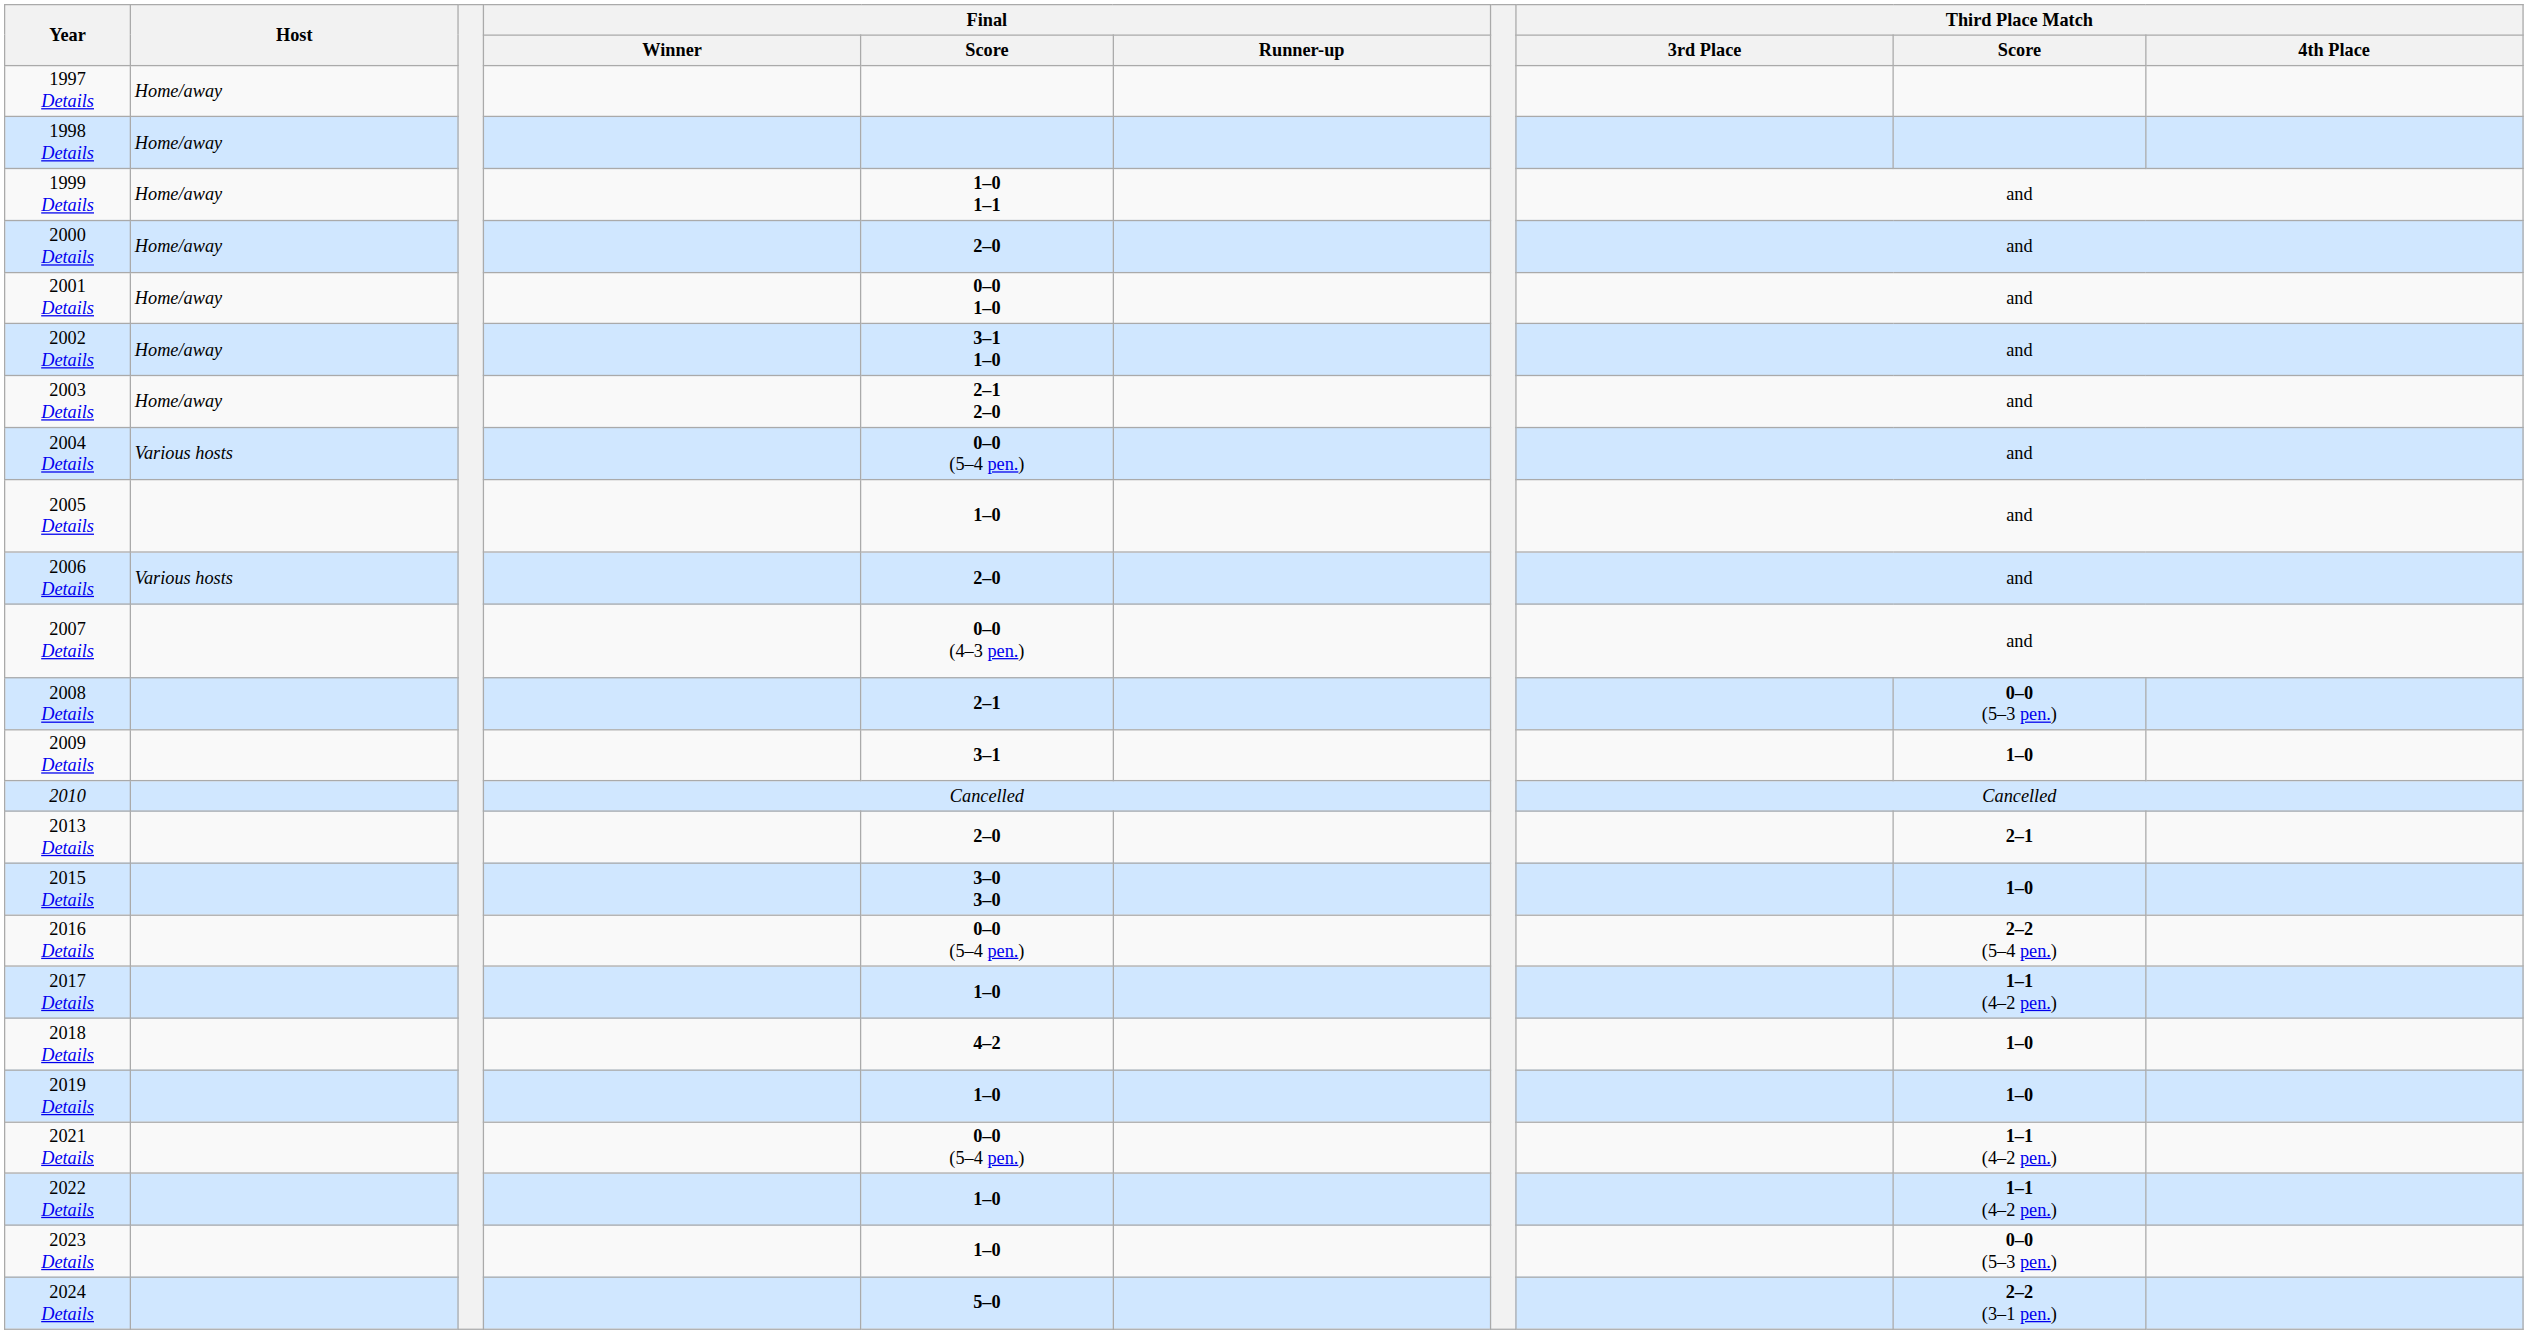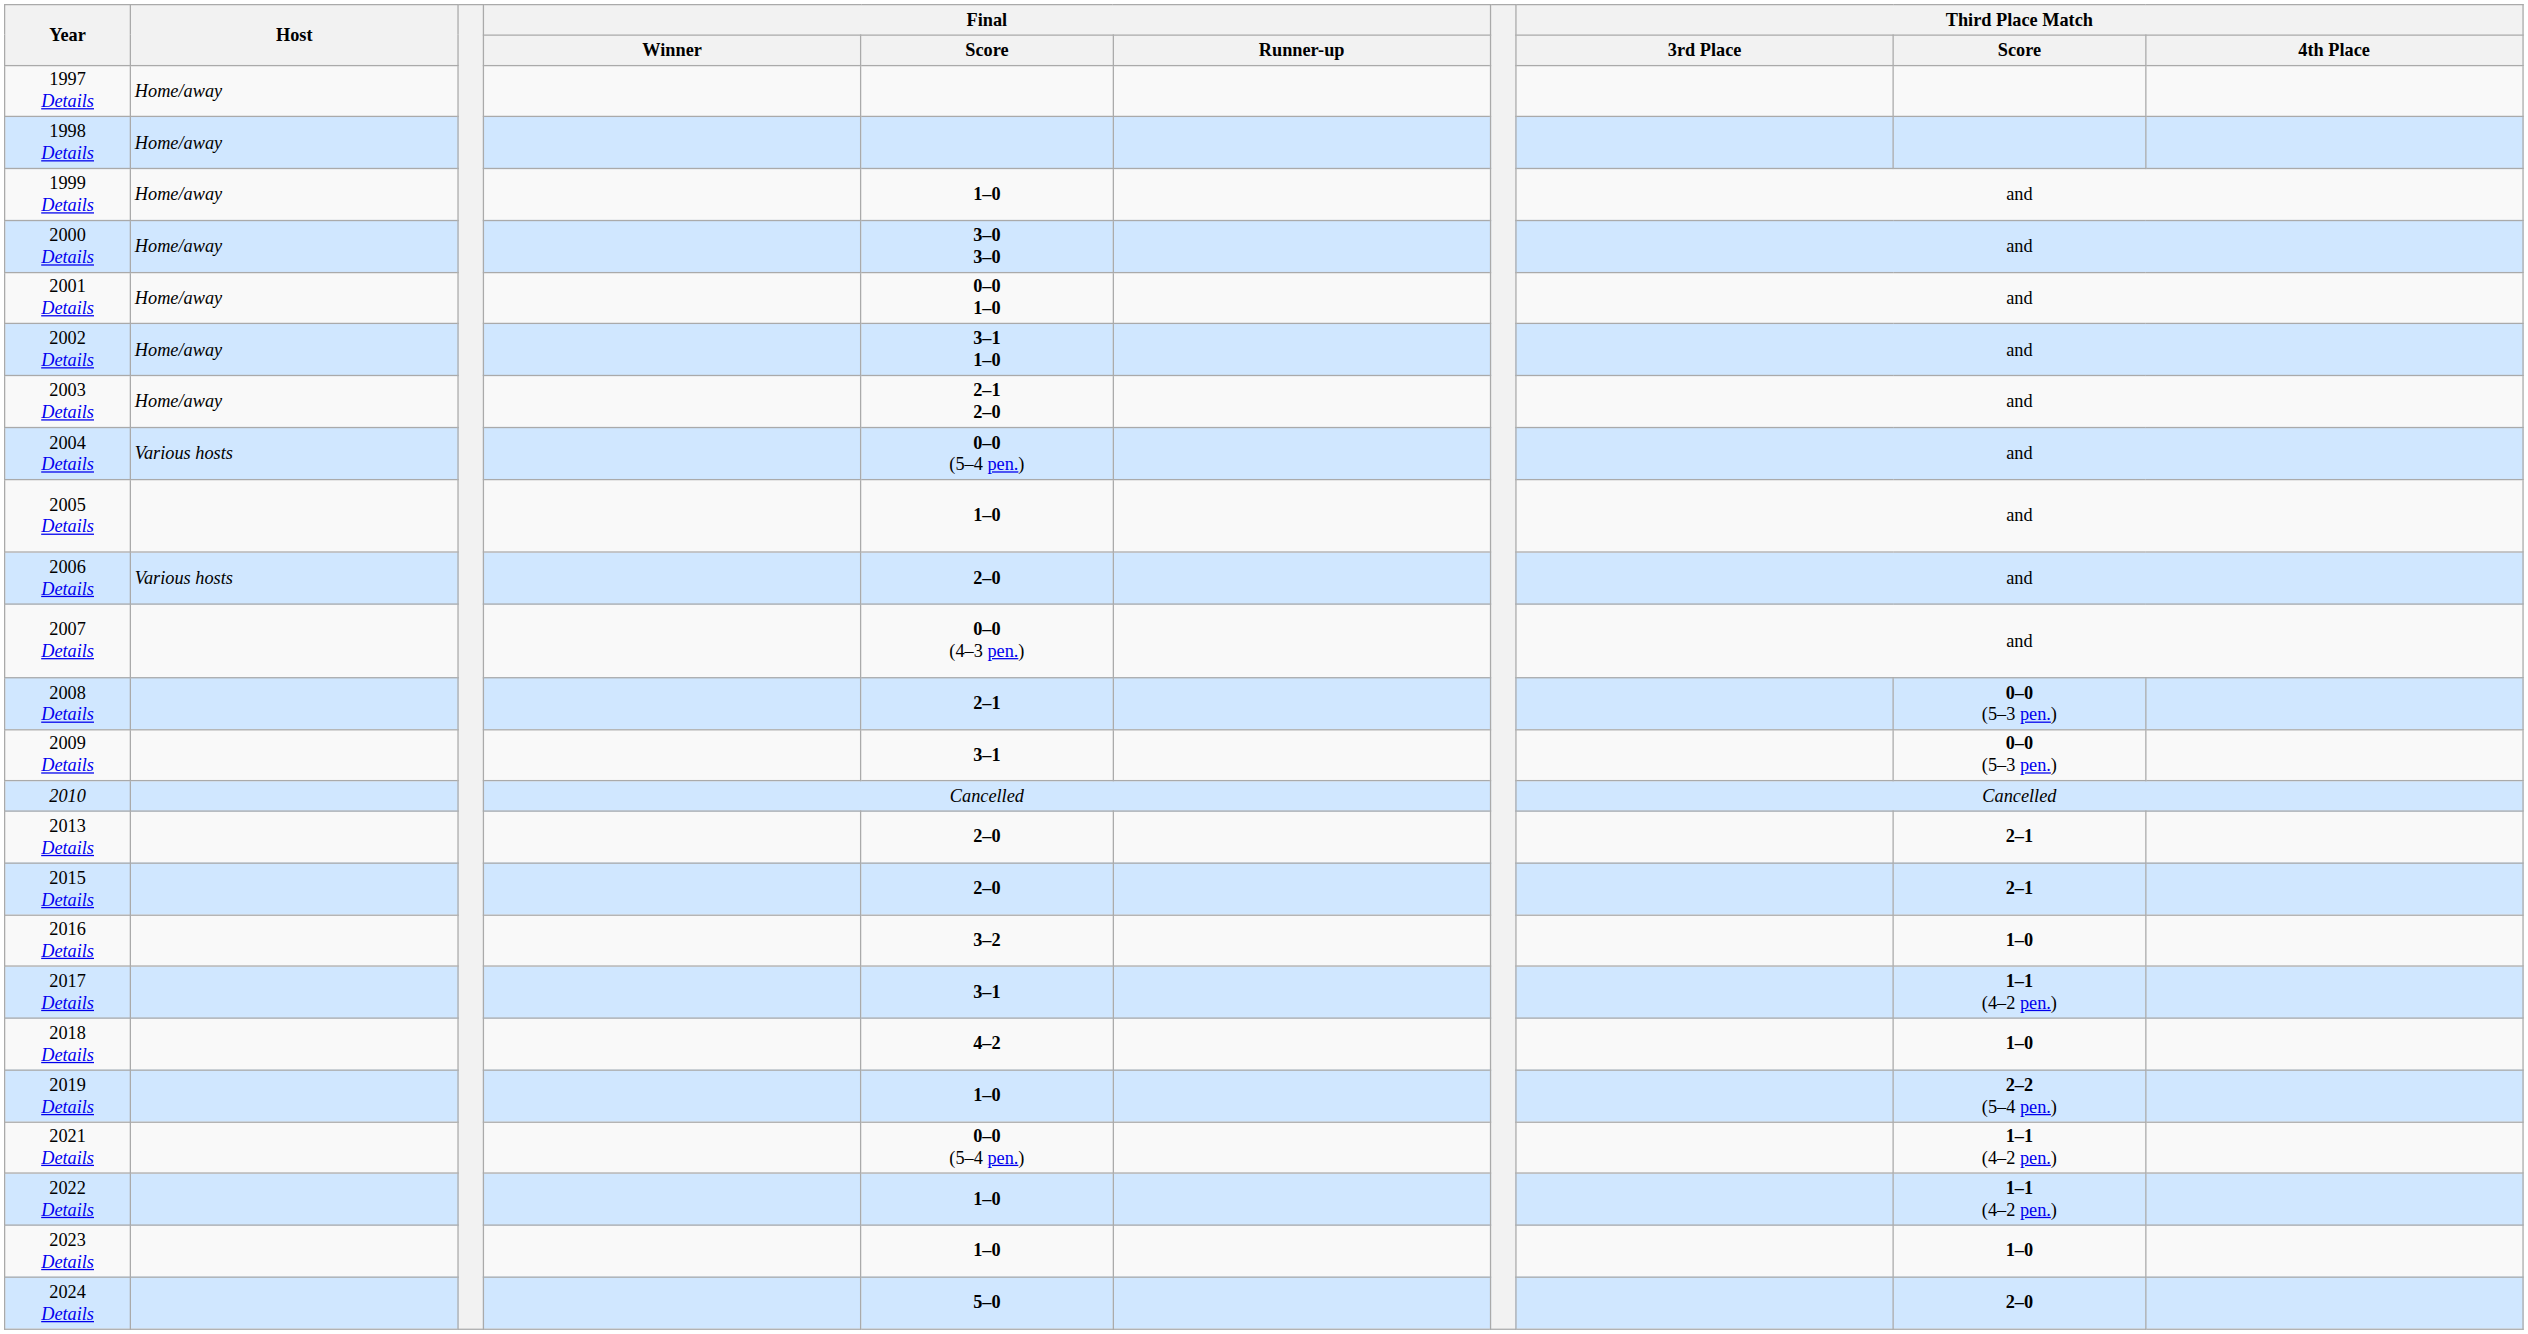(987, 194) 1–0 1–1 -> (987, 194) 1–0
(987, 246) 2–0 -> (987, 246) 3–0 3–0
(2019, 755) 1–0 -> (2019, 755) 0–0 (5–3 pen.)
(987, 888) 3–0 3–0 -> (987, 888) 2–0
(2019, 888) 1–0 -> (2019, 888) 2–1
(987, 940) 0–0 (5–4 pen.) -> (987, 940) 3–2
(2019, 940) 2–2 (5–4 pen.) -> (2019, 940) 1–0
(987, 992) 1–0 -> (987, 992) 3–1
(2019, 1095) 1–0 -> (2019, 1095) 2–2 (5–4 pen.)
(2019, 1251) 0–0 (5–3 pen.) -> (2019, 1251) 1–0
(2019, 1302) 2–2 (3–1 pen.) -> (2019, 1302) 2–0
